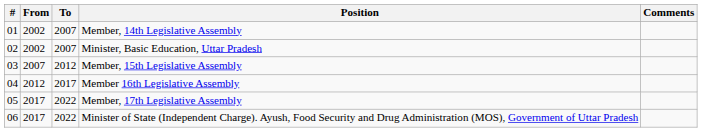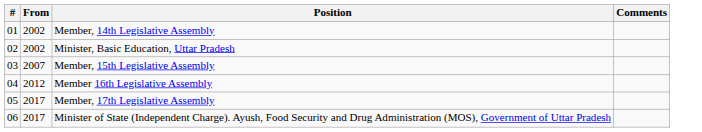- column: (65, 13)
